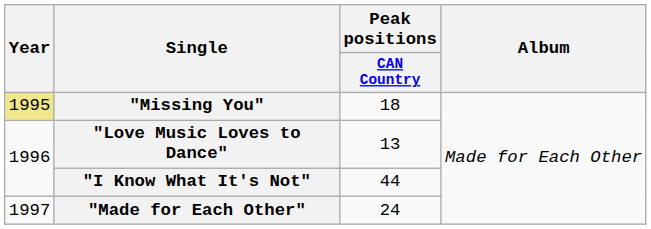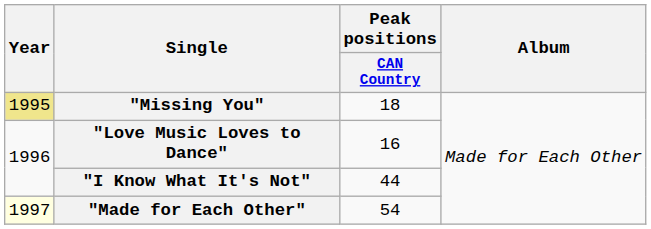(390, 144) 13 -> (390, 144) 16
(30, 210) no background -> (30, 210) lightyellow background
(390, 210) 24 -> (390, 210) 54
